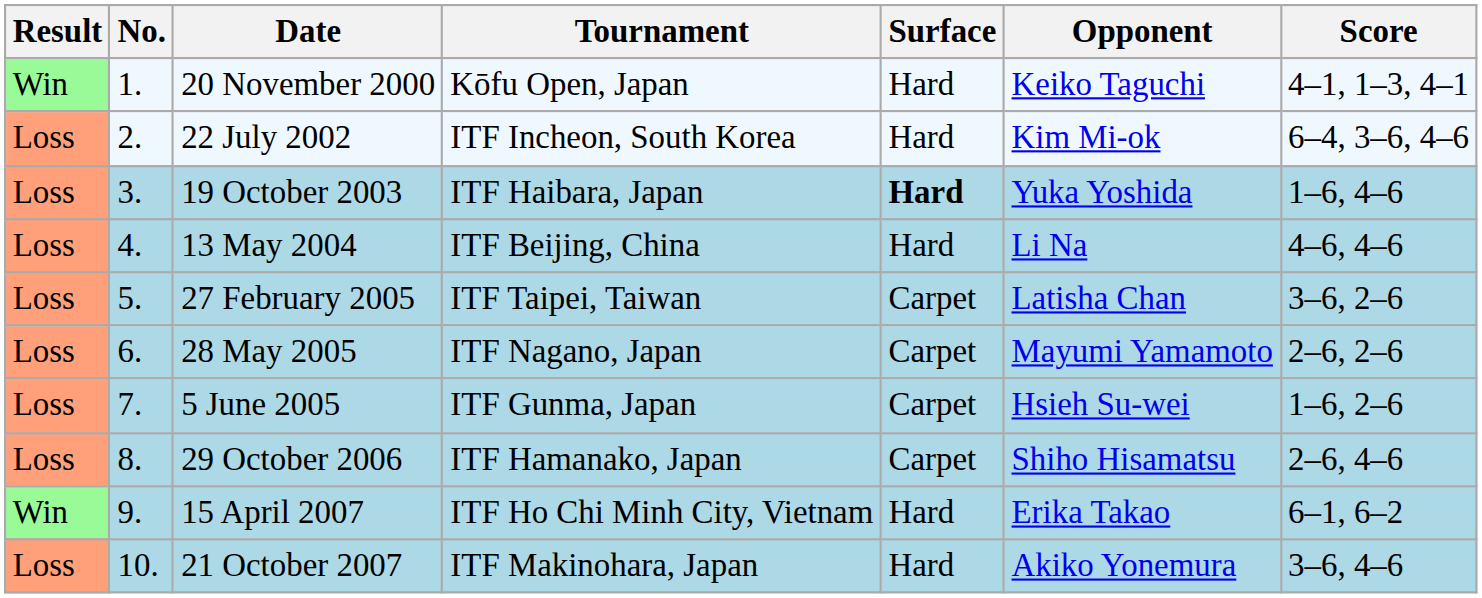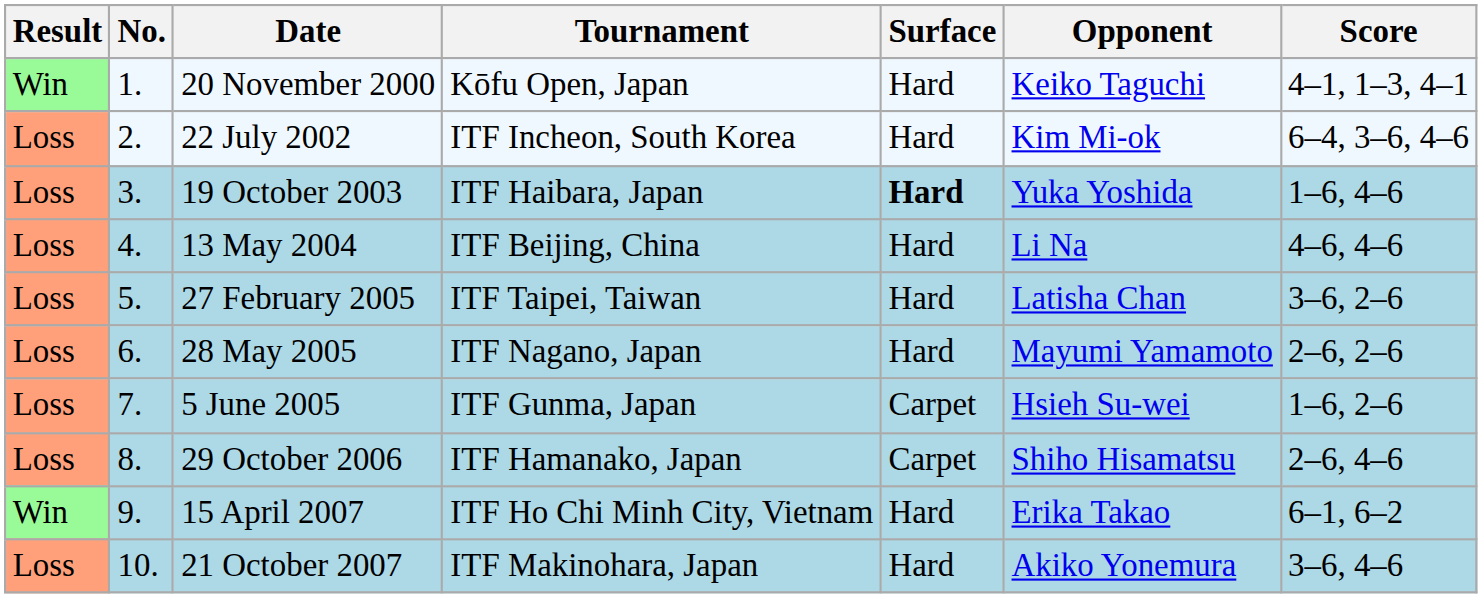(932, 297) Carpet -> (921, 297) Hard
(932, 351) Carpet -> (921, 351) Hard
